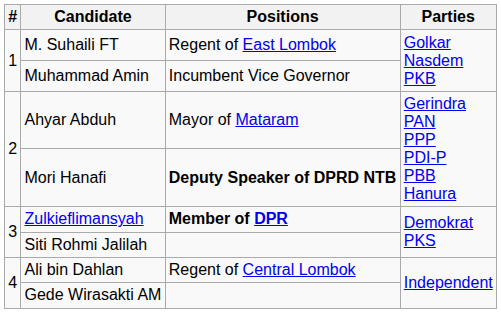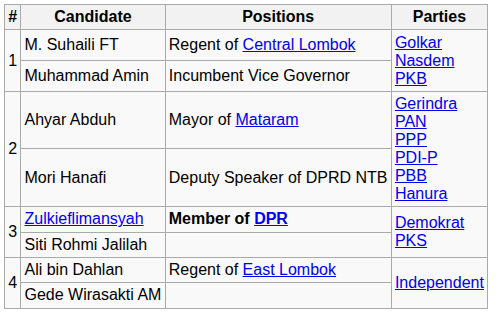(252, 45) Regent of East Lombok -> (262, 45) Regent of Central Lombok
(283, 177) bold -> (278, 177) normal
(262, 270) Regent of Central Lombok -> (252, 270) Regent of East Lombok
